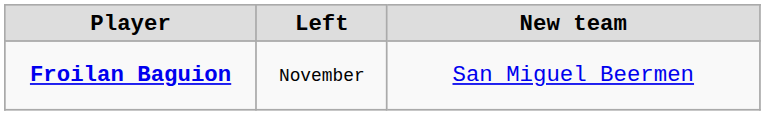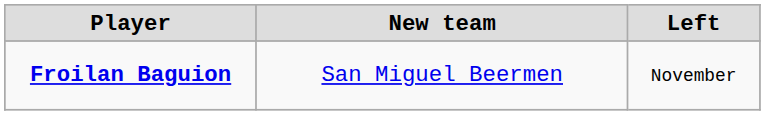columns swapped: (322, 23) <-> (573, 23)
